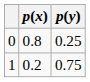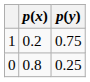rows swapped: (12, 40) <-> (12, 64)
